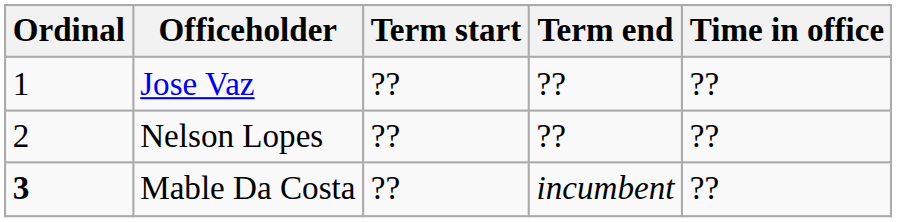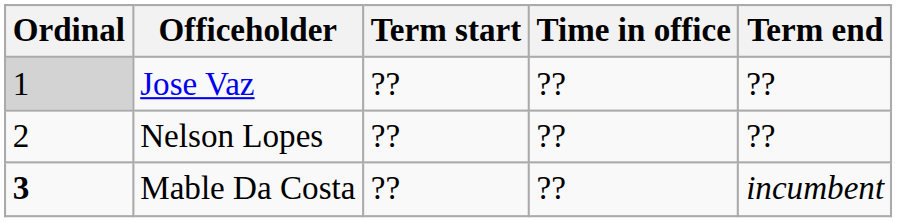columns swapped: (605, 30) <-> (787, 30)
(21, 83) no background -> (21, 83) lightgrey background
